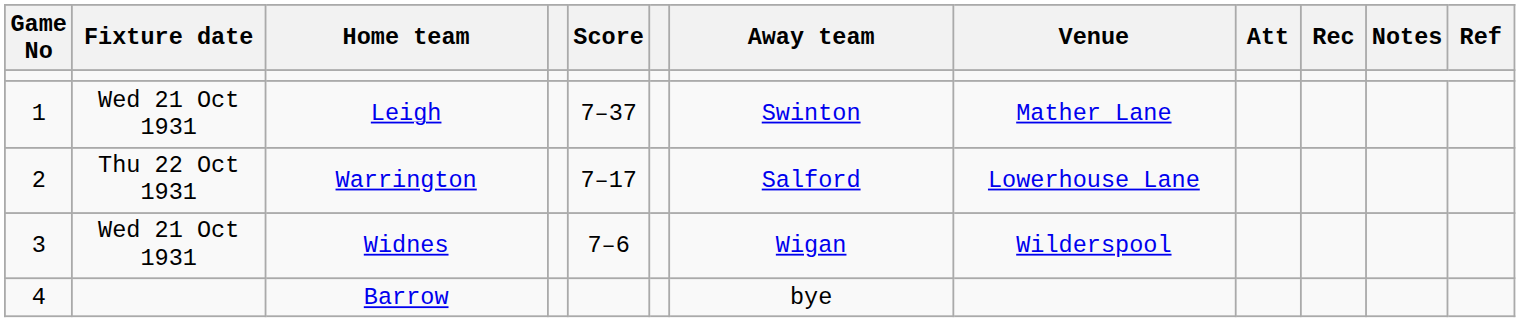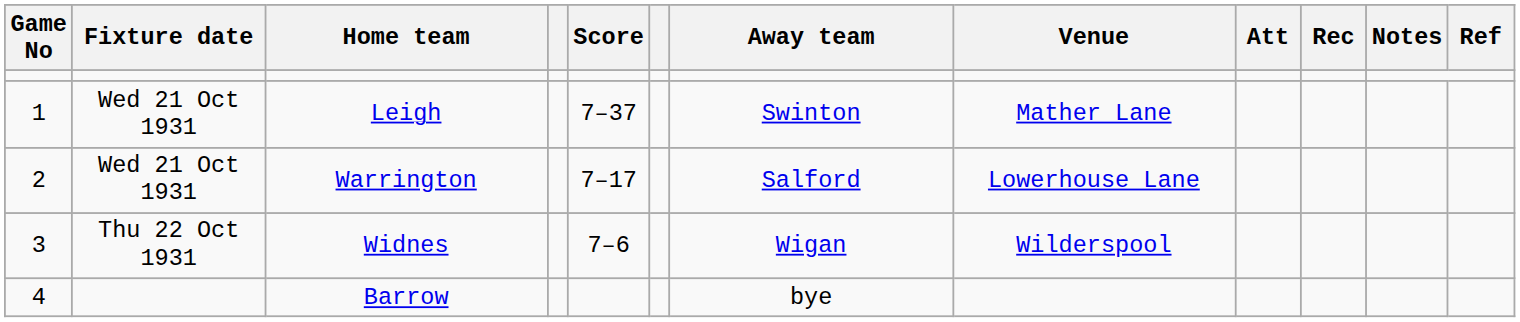(169, 180) Thu 22 Oct 1931 -> (169, 180) Wed 21 Oct 1931
(169, 245) Wed 21 Oct 1931 -> (169, 245) Thu 22 Oct 1931
